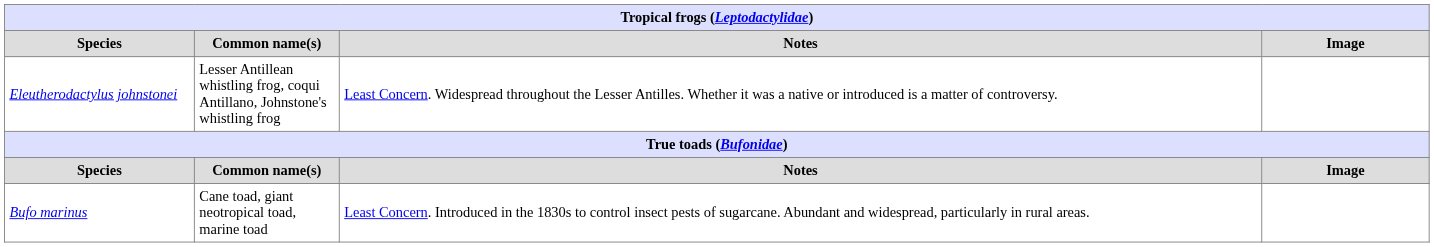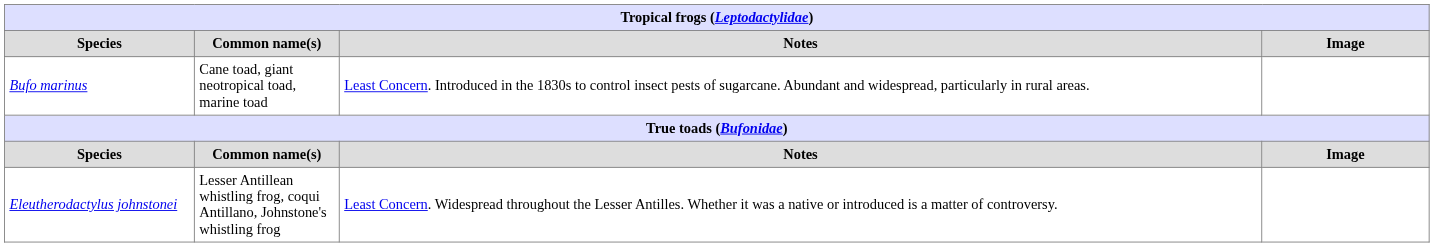rows swapped: (93, 94) <-> (48, 212)
